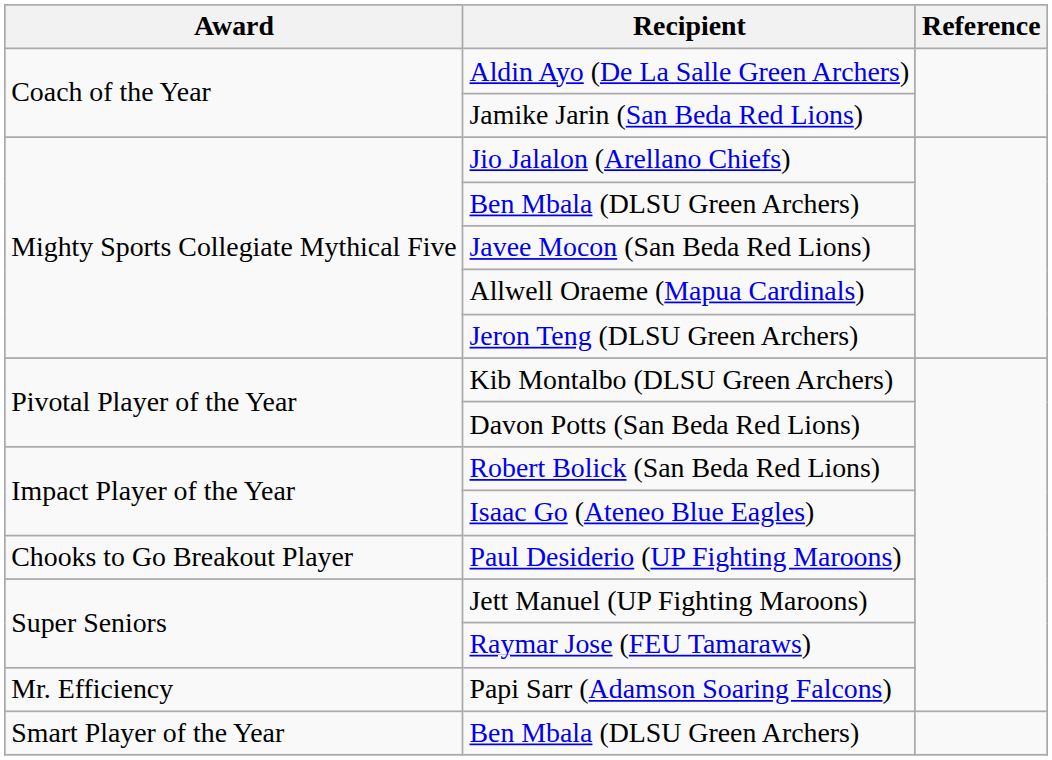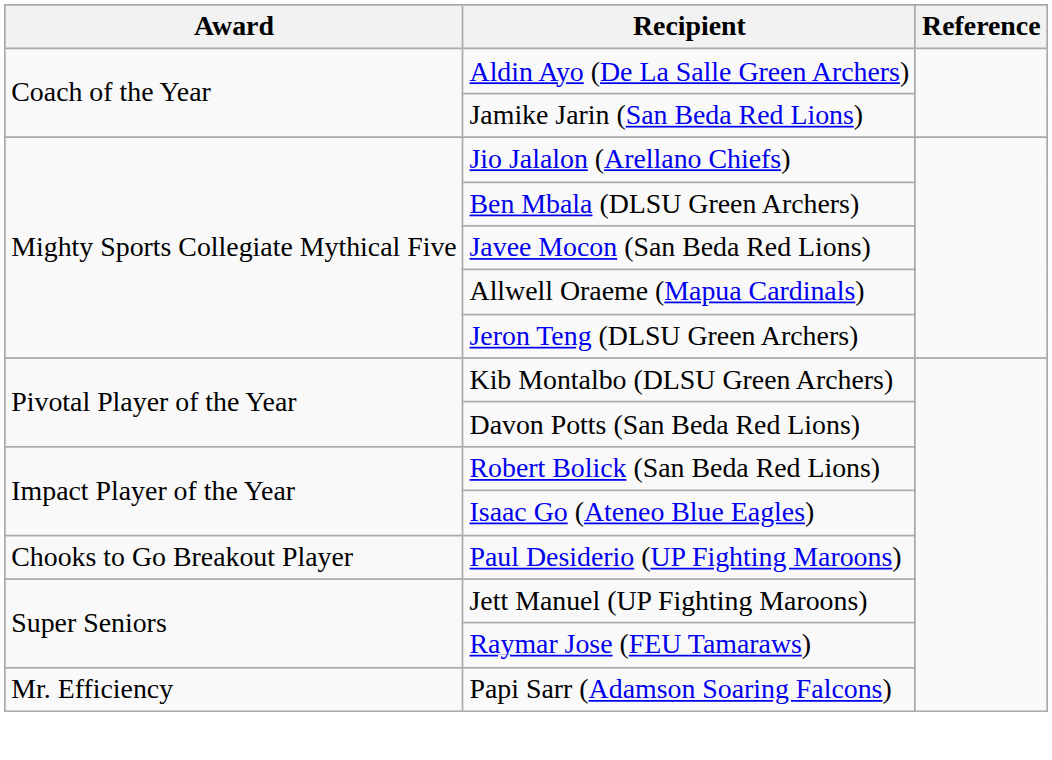- row: (148, 733)
